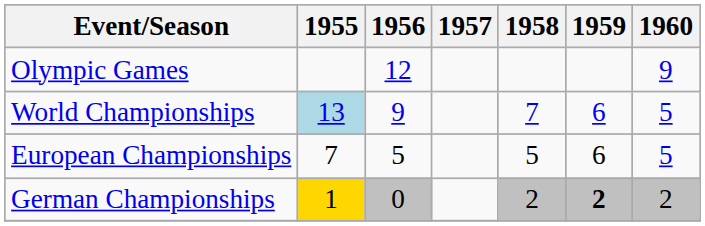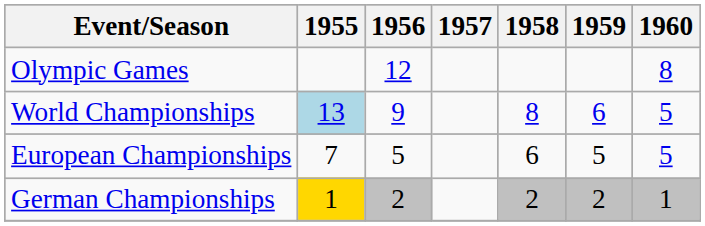(666, 69) 9 -> (666, 69) 8
(532, 112) 7 -> (532, 112) 8
(532, 155) 5 -> (532, 155) 6
(599, 155) 6 -> (599, 155) 5
(398, 198) 0 -> (398, 198) 2
(599, 198) bold -> (599, 198) normal
(666, 198) 2 -> (666, 198) 1
